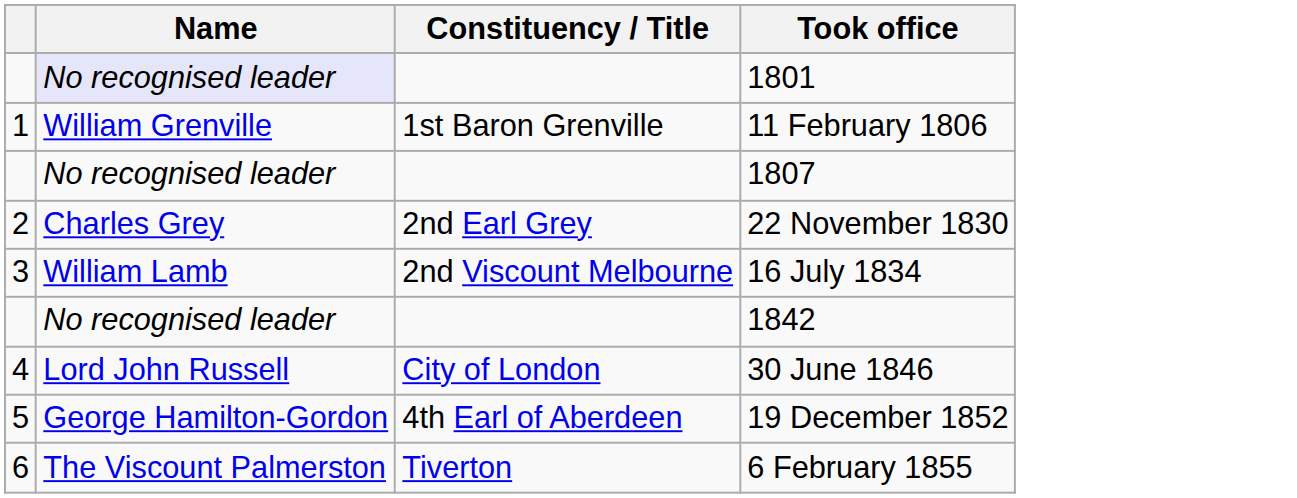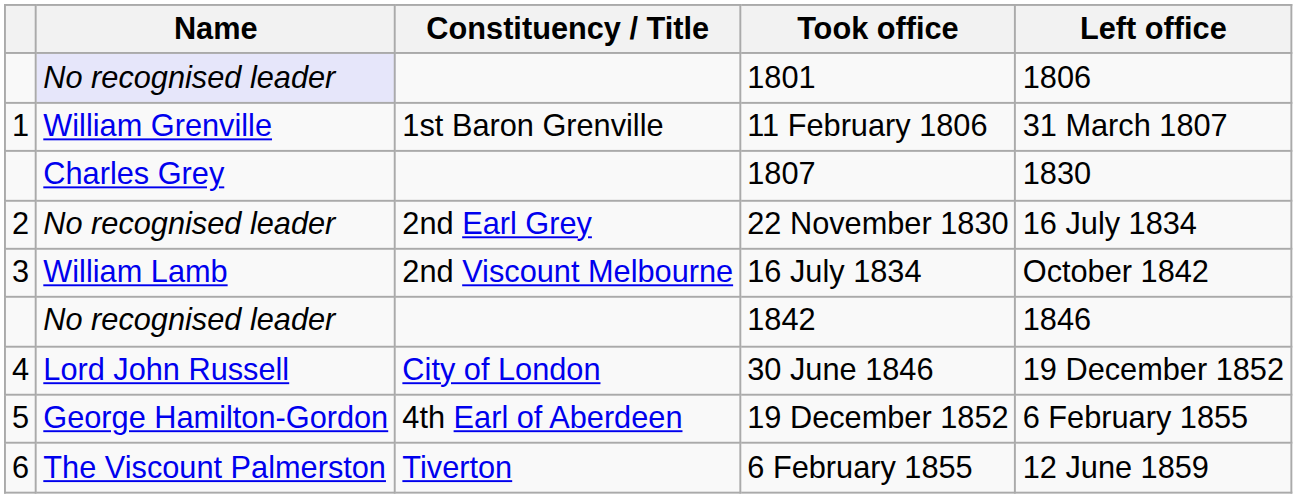+ column: (1153, 28)
(189, 175) No recognised leader -> (134, 175) Charles Grey
(134, 223) Charles Grey -> (189, 223) No recognised leader
